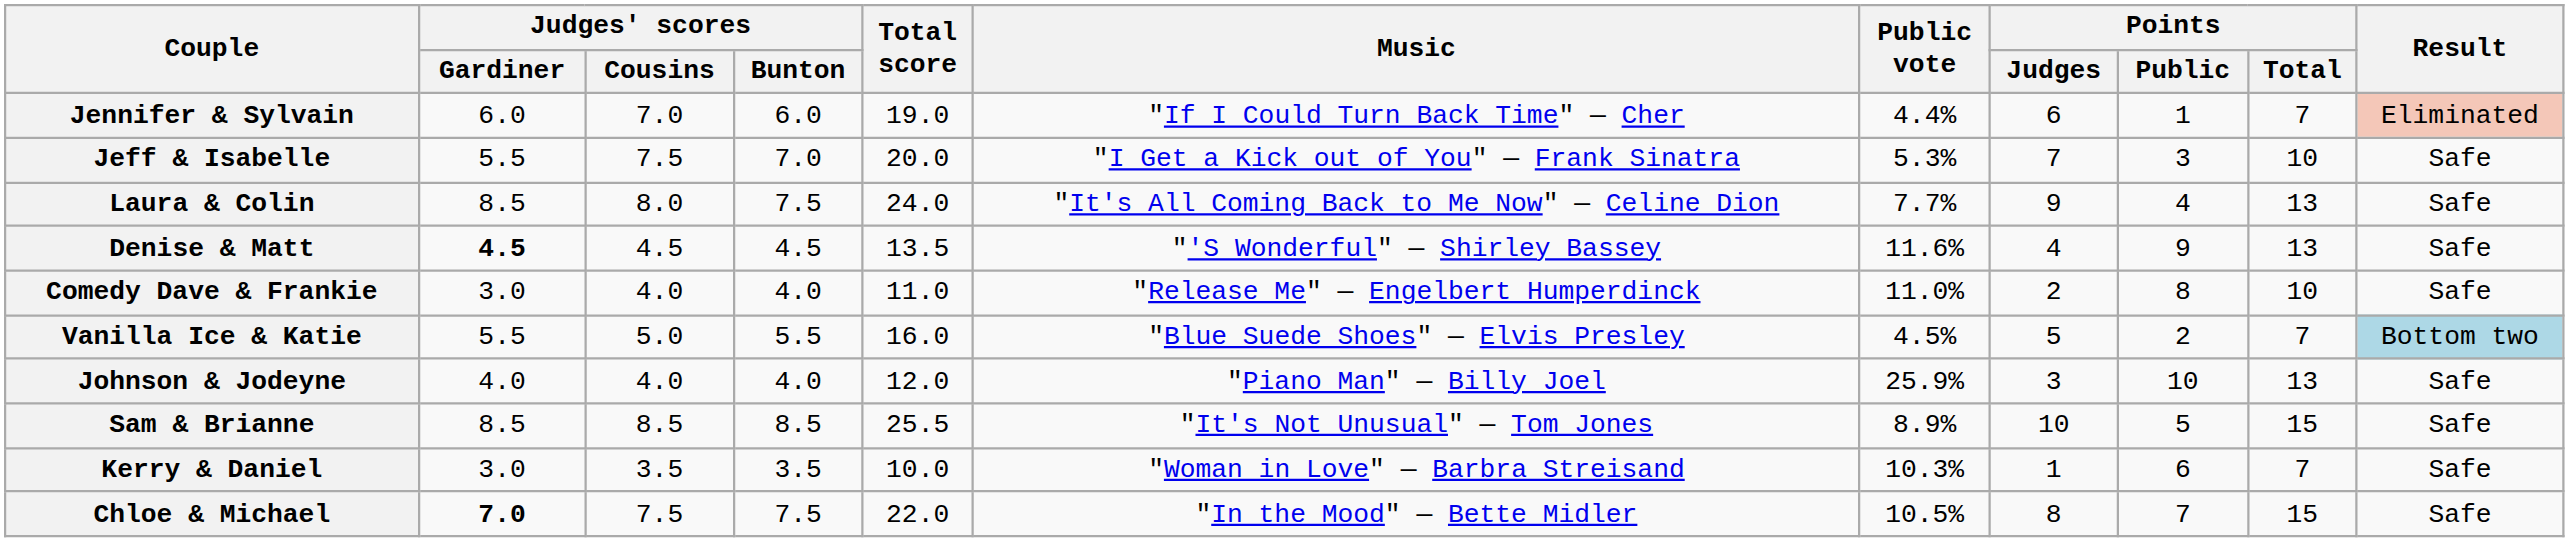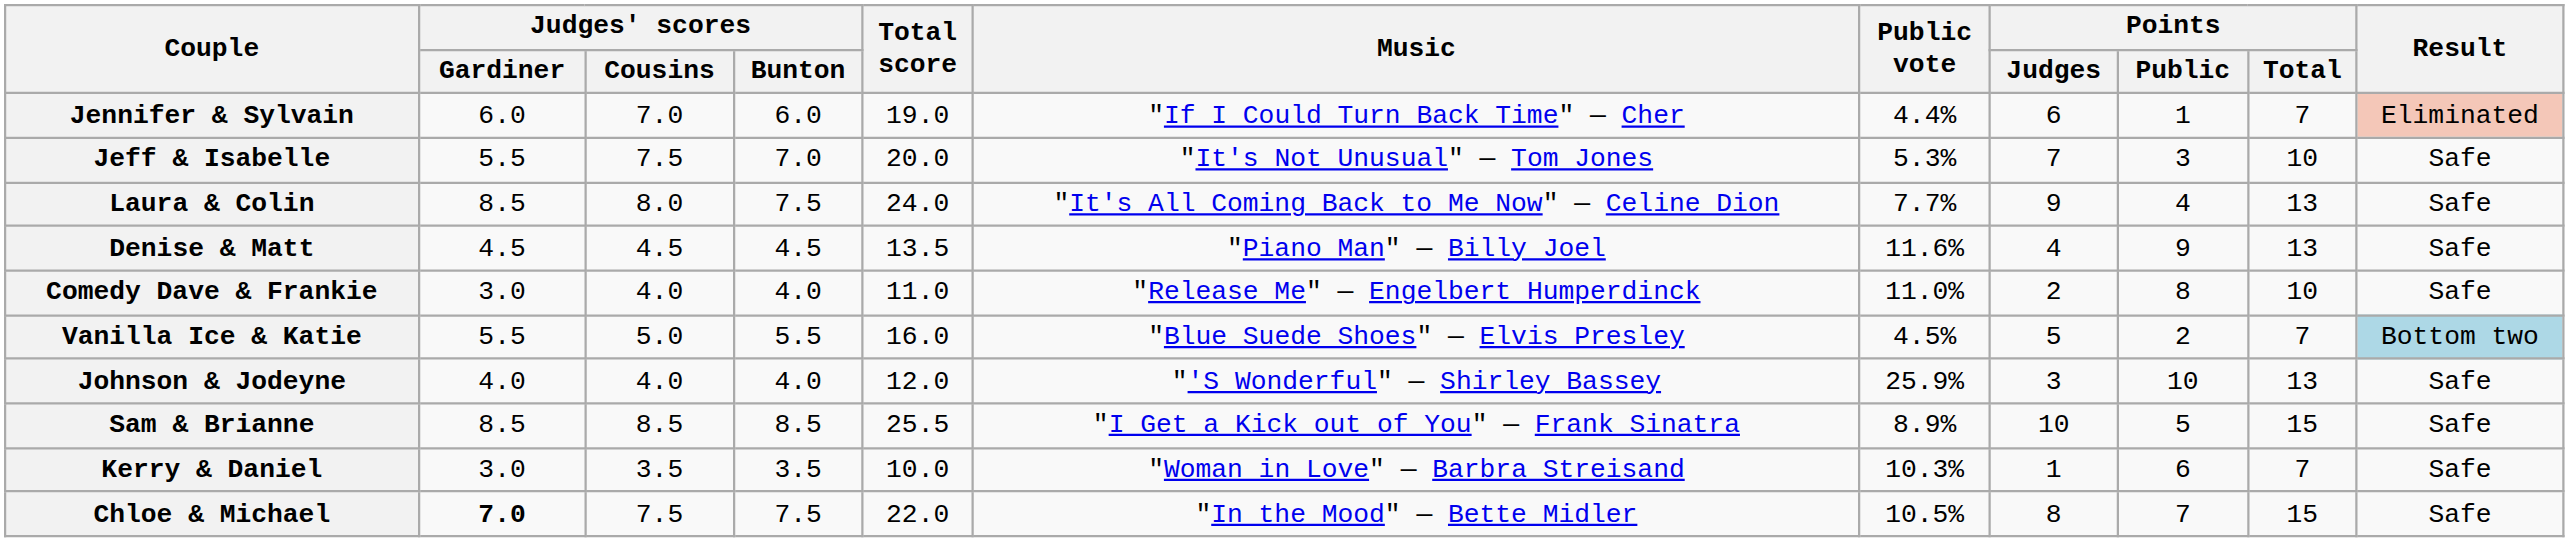(1416, 160) "I Get a Kick out of You" — Frank Sinatra -> (1416, 160) "It's Not Unusual" — Tom Jones
(502, 248) bold -> (502, 248) normal
(1416, 248) "'S Wonderful" — Shirley Bassey -> (1416, 248) "Piano Man" — Billy Joel
(1416, 381) "Piano Man" — Billy Joel -> (1416, 381) "'S Wonderful" — Shirley Bassey
(1416, 425) "It's Not Unusual" — Tom Jones -> (1416, 425) "I Get a Kick out of You" — Frank Sinatra
